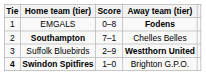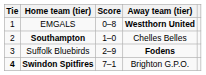(160, 24) Fodens -> (160, 24) Westthorn United
(109, 37) 7–1 -> (109, 37) 1–0
(160, 50) Westthorn United -> (160, 50) Fodens
(109, 64) 1–0 -> (109, 64) 7–1
